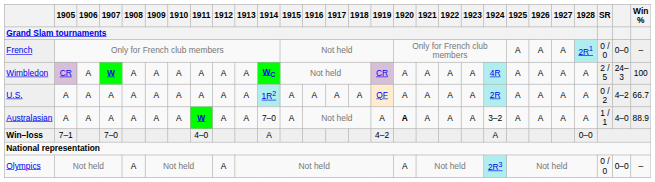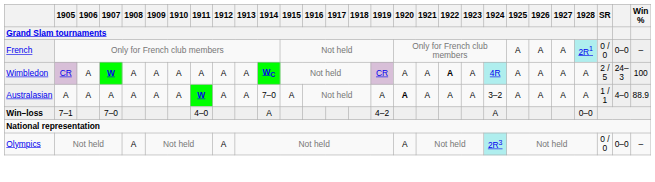(450, 73) normal -> (450, 73) bold
- row: (14, 95)
